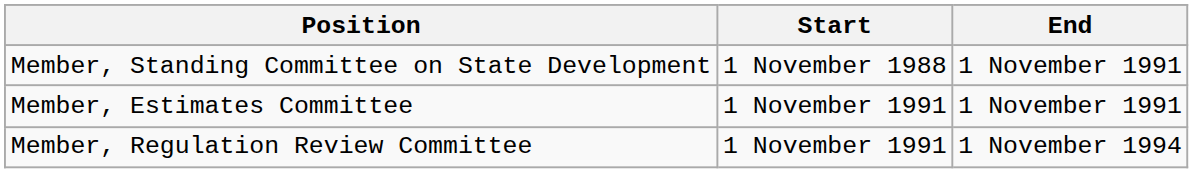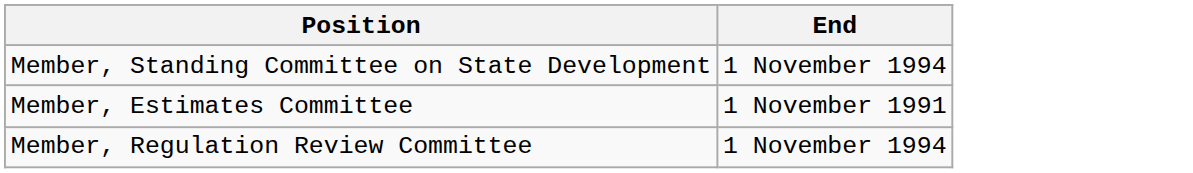- column: (835, 25)
(1070, 66) 1 November 1991 -> (835, 66) 1 November 1994
